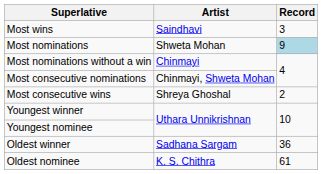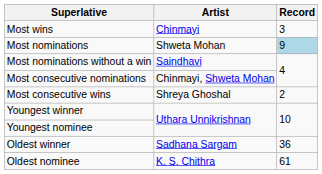(179, 29) Saindhavi -> (178, 29) Chinmayi
(178, 62) Chinmayi -> (179, 62) Saindhavi
